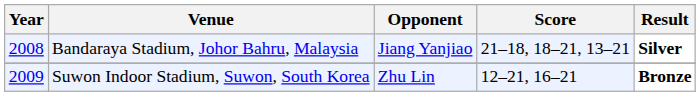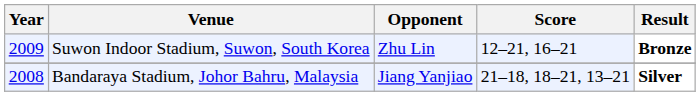rows swapped: (211, 77) <-> (205, 48)
